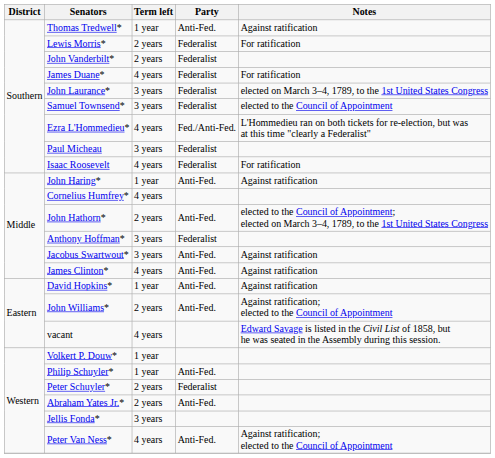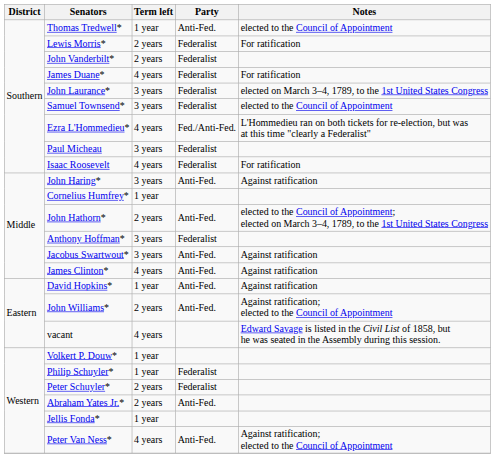(279, 28) Against ratification -> (317, 28) elected to the Council of Appointment
(146, 180) 1 year -> (148, 180) 3 years
(148, 196) 4 years -> (146, 196) 1 year
(197, 371) Anti-Fed. -> (197, 371) Federalist
(148, 418) 3 years -> (146, 418) 1 year
